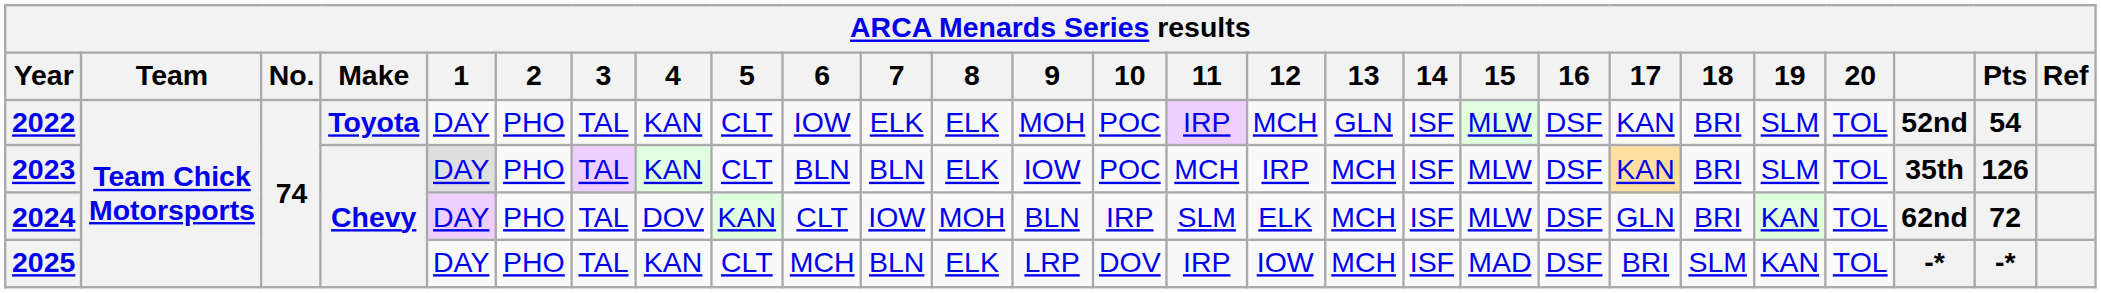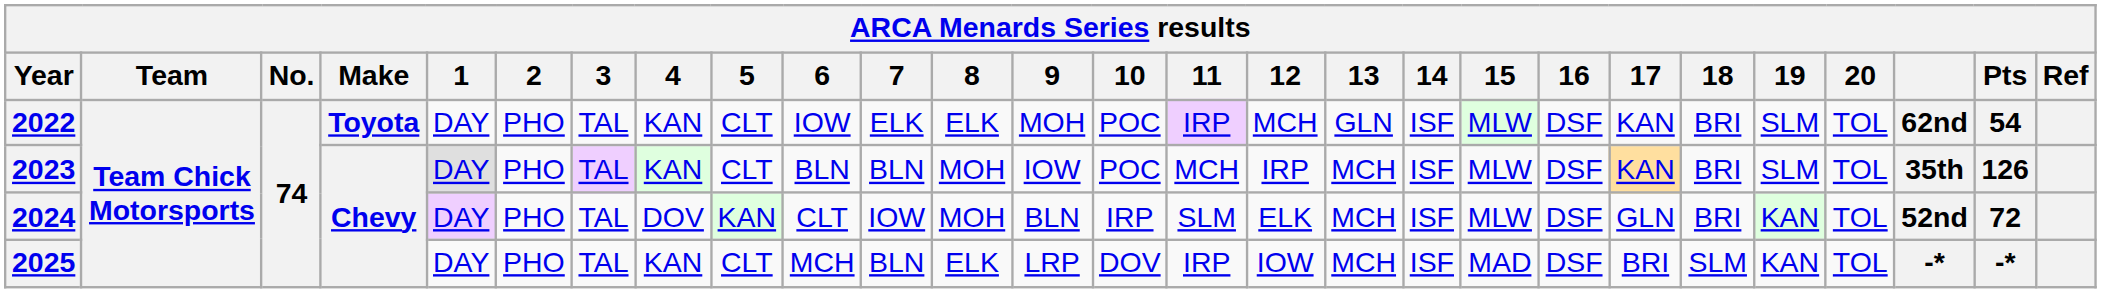(1935, 122) 52nd -> (1935, 122) 62nd
(972, 169) ELK -> (972, 169) MOH
(1935, 216) 62nd -> (1935, 216) 52nd
